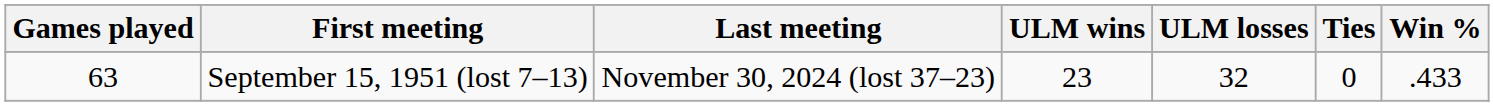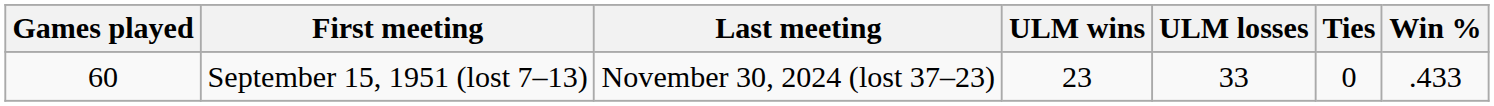(103, 76) 63 -> (103, 76) 60
(1234, 76) 32 -> (1234, 76) 33
